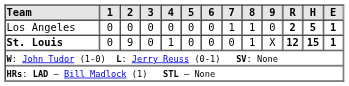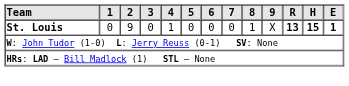- row: (41, 28)
(293, 43) 12 -> (293, 28) 13
